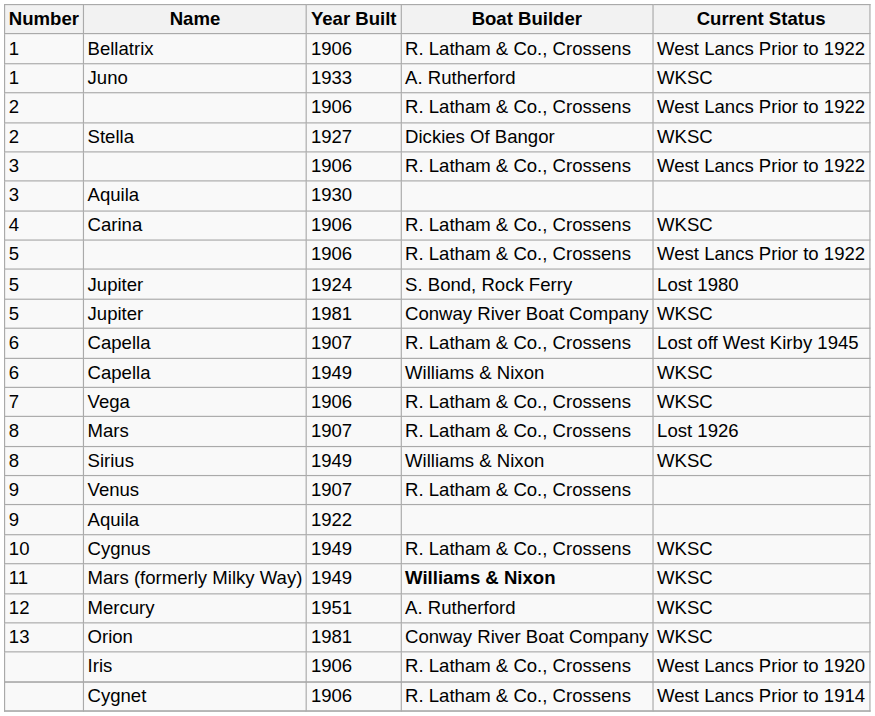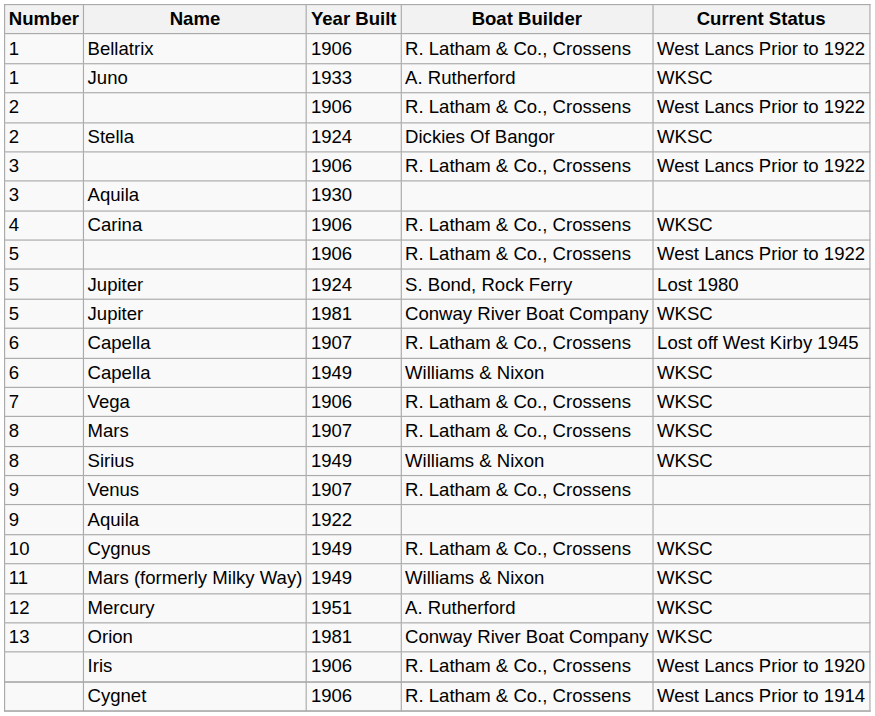(332, 136) 1927 -> (332, 136) 1924
(698, 431) Lost 1926 -> (685, 431) WKSC
(480, 578) bold -> (475, 578) normal
